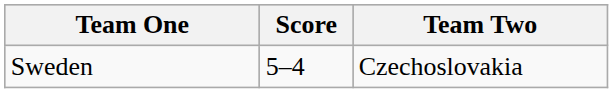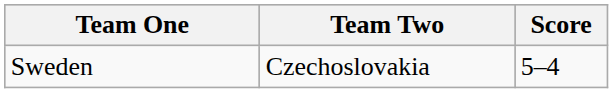columns swapped: (480, 25) <-> (306, 25)
